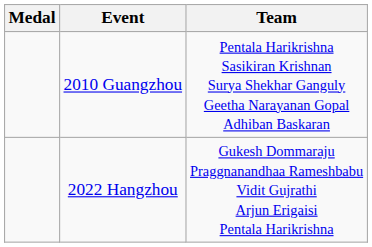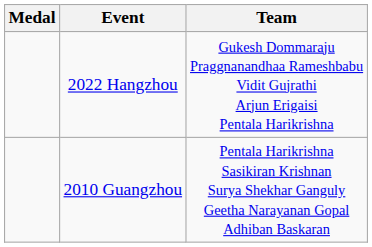rows swapped: (123, 84) <-> (123, 189)
